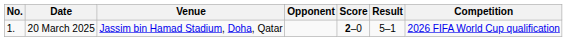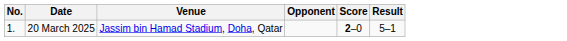- column: (484, 12)
